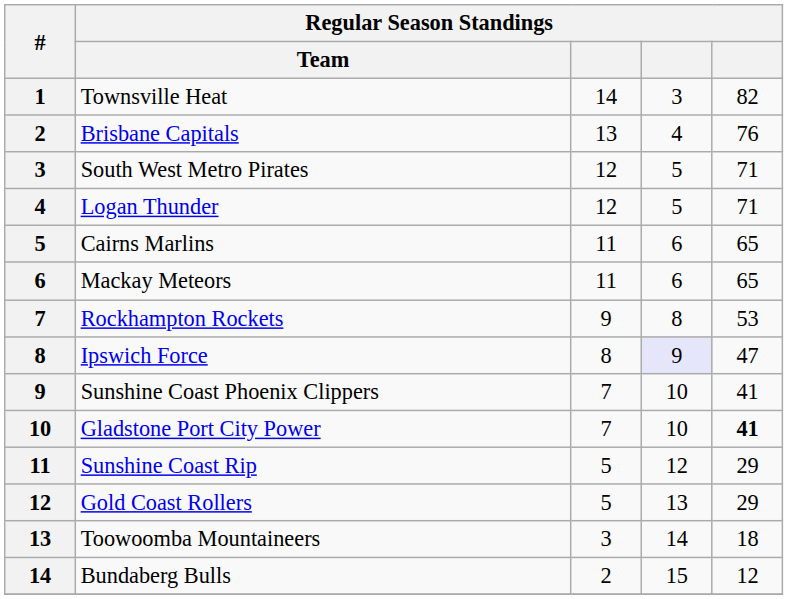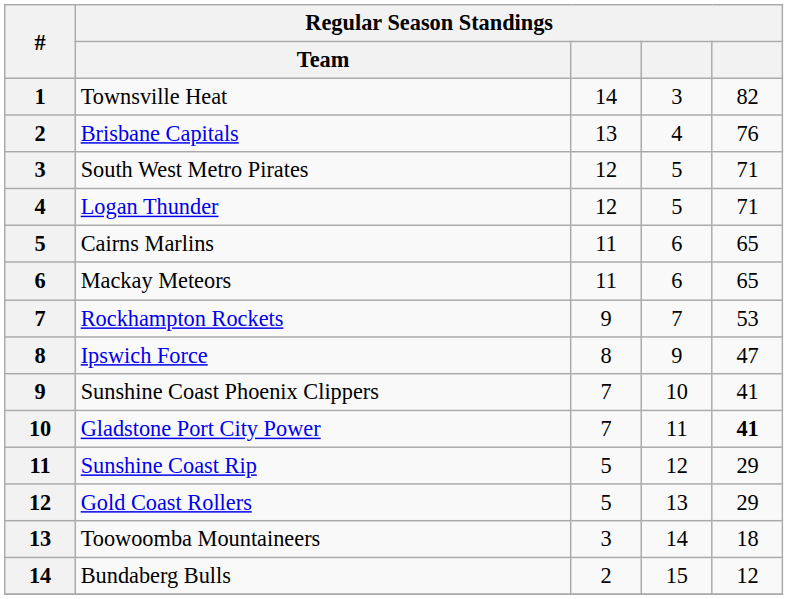(677, 317) 8 -> (677, 317) 7
(677, 354) lavender background -> (677, 354) no background
(677, 428) 10 -> (677, 428) 11
